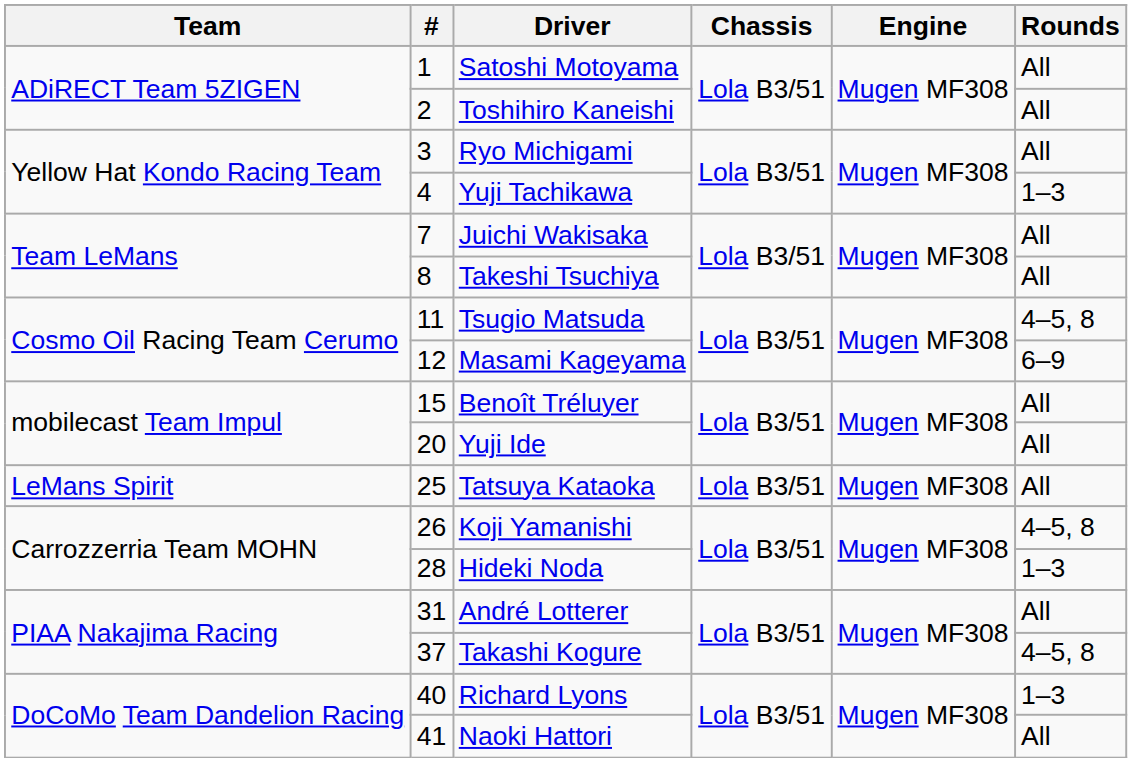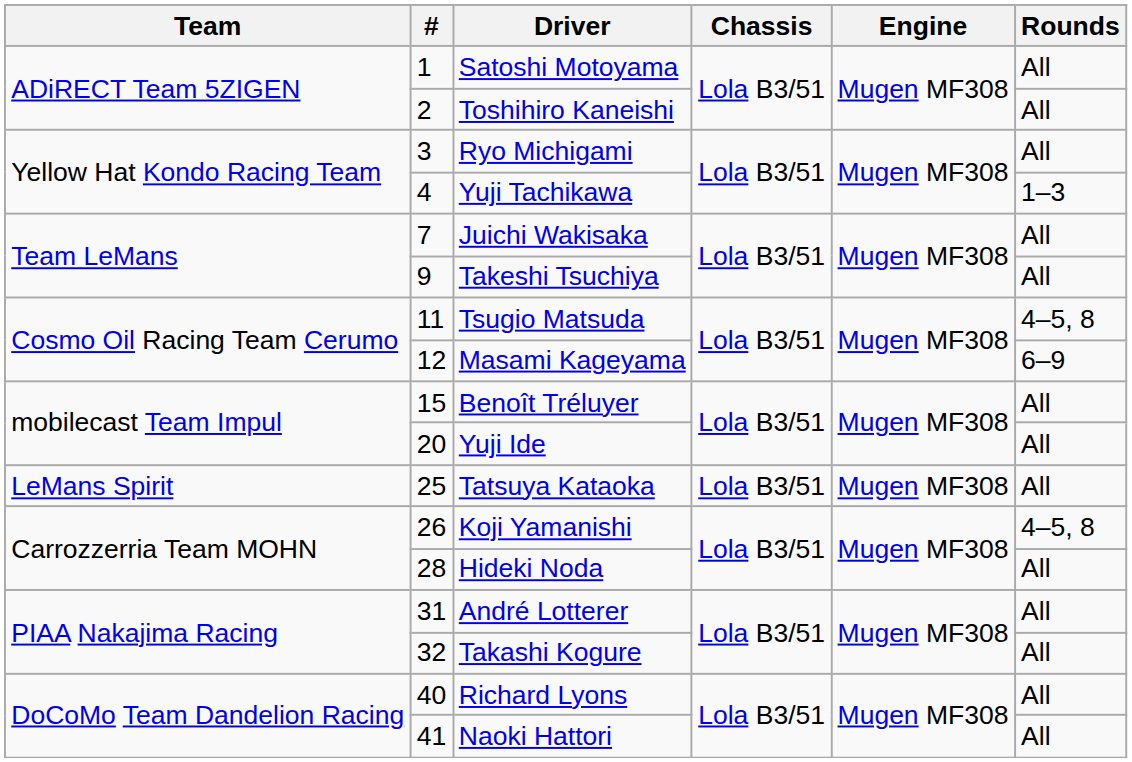(424, 276) 8 -> (424, 276) 9
(1043, 569) 1–3 -> (1036, 569) All
(431, 653) 37 -> (431, 653) 32
(1058, 653) 4–5, 8 -> (1036, 653) All
(1043, 694) 1–3 -> (1036, 694) All
